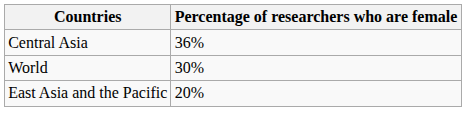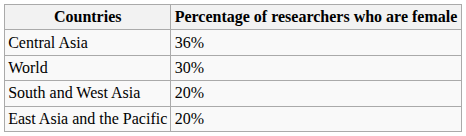+ row: (74, 93)
